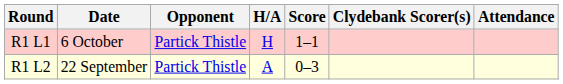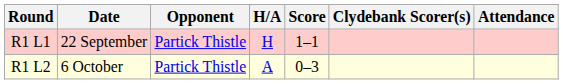(92, 41) 6 October -> (104, 41) 22 September
(104, 66) 22 September -> (92, 66) 6 October
